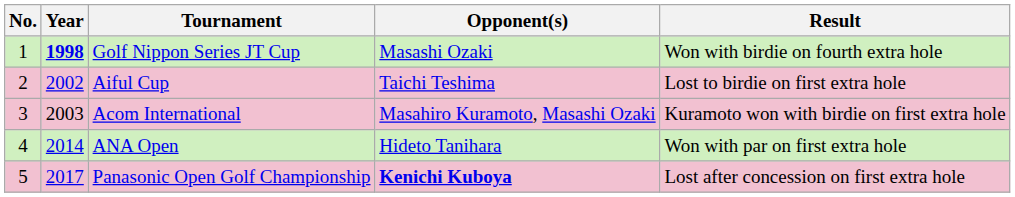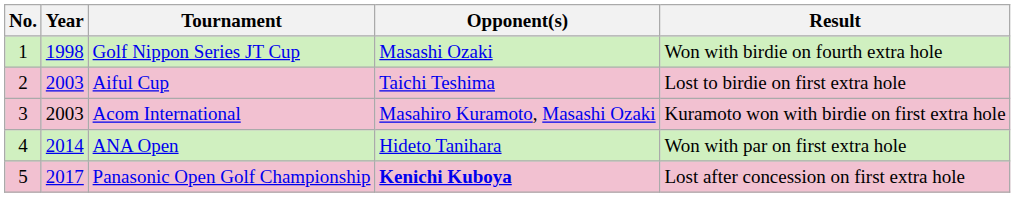(65, 51) bold -> (65, 51) normal
(65, 83) 2002 -> (65, 83) 2003
